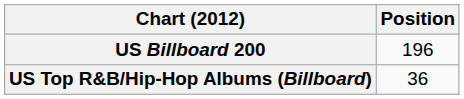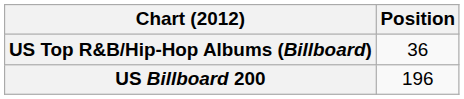rows swapped: (190, 49) <-> (190, 79)
